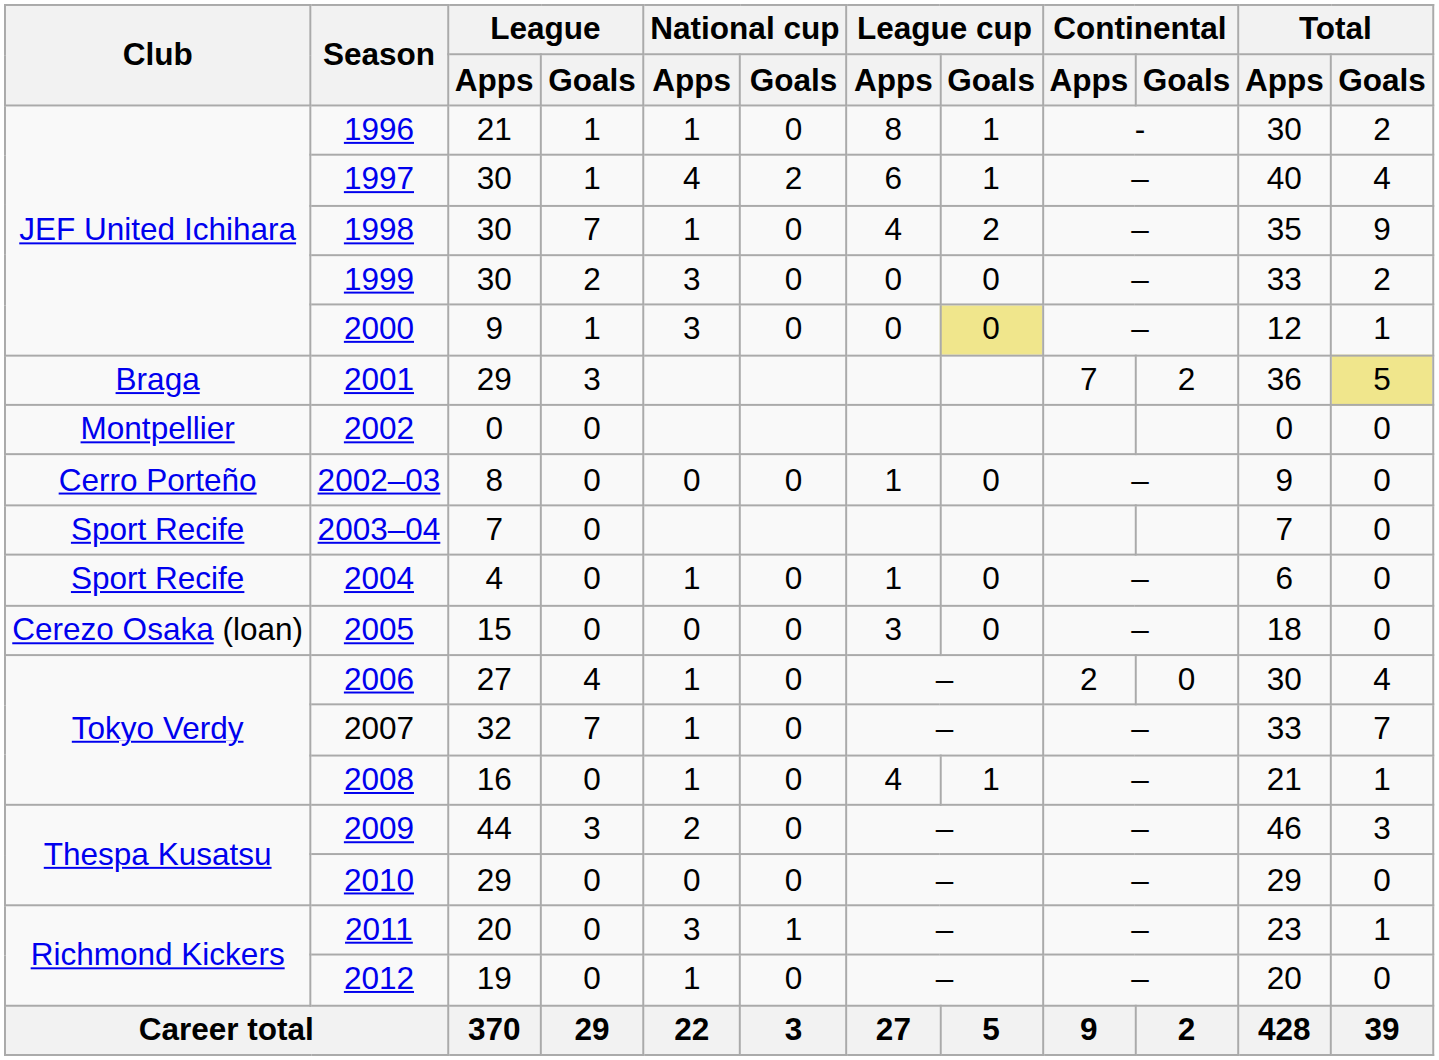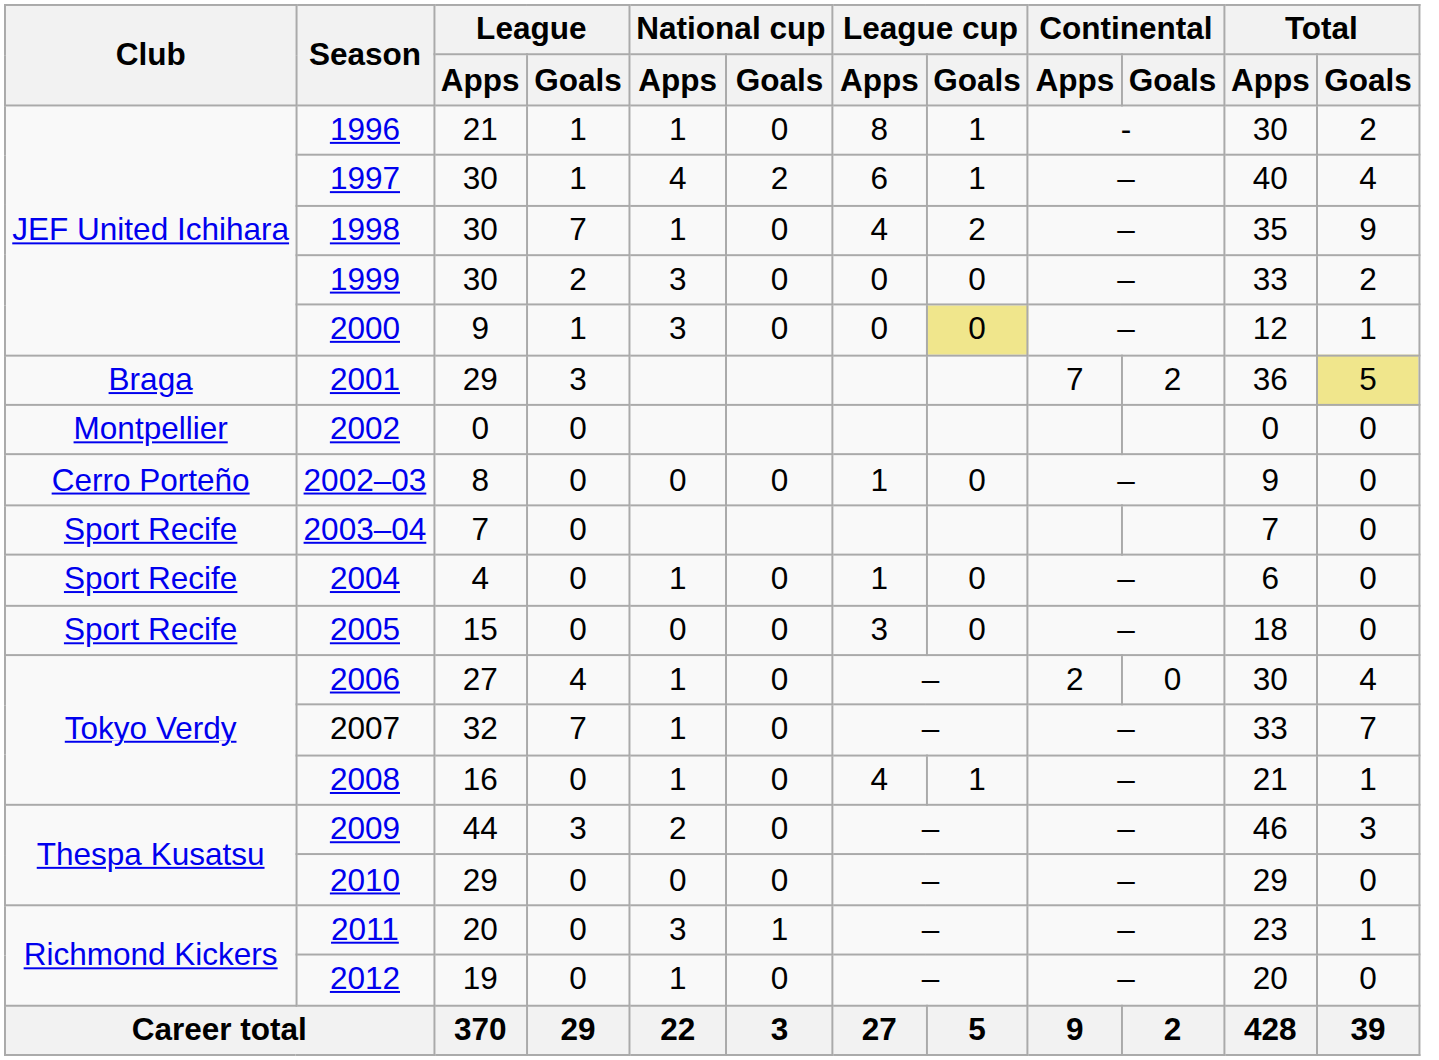(158, 629) Cerezo Osaka (loan) -> (151, 629) Sport Recife
